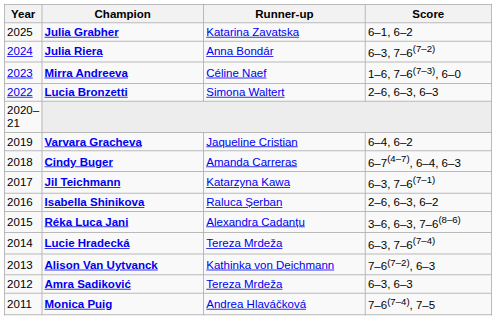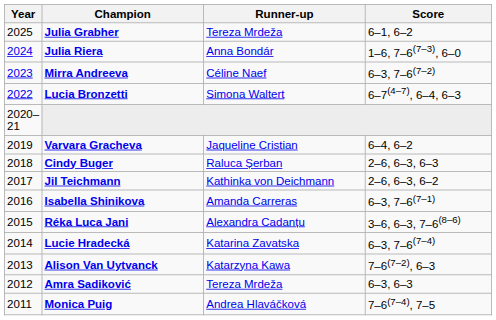(253, 32) Katarina Zavatska -> (244, 32) Tereza Mrdeža
(402, 52) 6–3, 7–6(7–2) -> (414, 52) 1–6, 7–6(7–3), 6–0
(414, 73) 1–6, 7–6(7–3), 6–0 -> (402, 73) 6–3, 7–6(7–2)
(403, 93) 2–6, 6–3, 6–3 -> (414, 94) 6–7(4–7), 6–4, 6–3
(252, 162) Amanda Carreras -> (244, 163) Raluca Șerban
(414, 162) 6–7(4–7), 6–4, 6–3 -> (403, 163) 2–6, 6–3, 6–3
(248, 183) Katarzyna Kawa -> (270, 181) Kathinka von Deichmann
(402, 183) 6–3, 7–6(7–1) -> (403, 181) 2–6, 6–3, 6–2
(244, 203) Raluca Șerban -> (252, 201) Amanda Carreras
(403, 203) 2–6, 6–3, 6–2 -> (402, 201) 6–3, 7–6(7–1)
(244, 244) Tereza Mrdeža -> (253, 244) Katarina Zavatska
(270, 265) Kathinka von Deichmann -> (248, 265) Katarzyna Kawa
